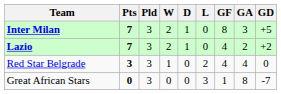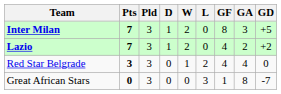columns swapped: (169, 13) <-> (187, 13)
